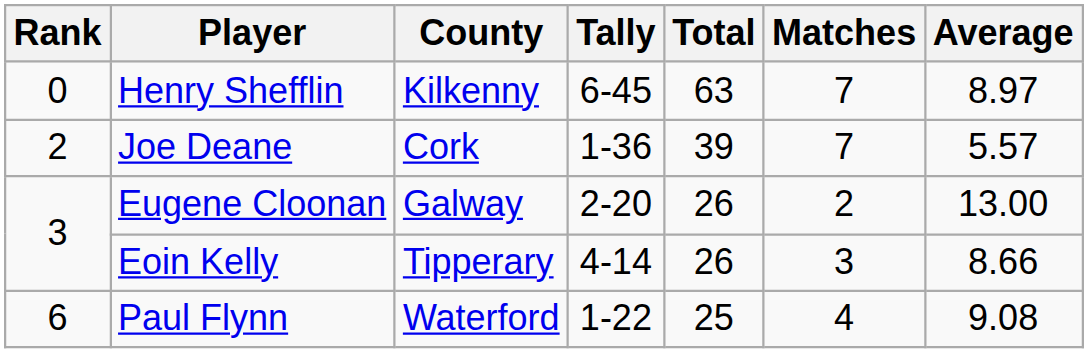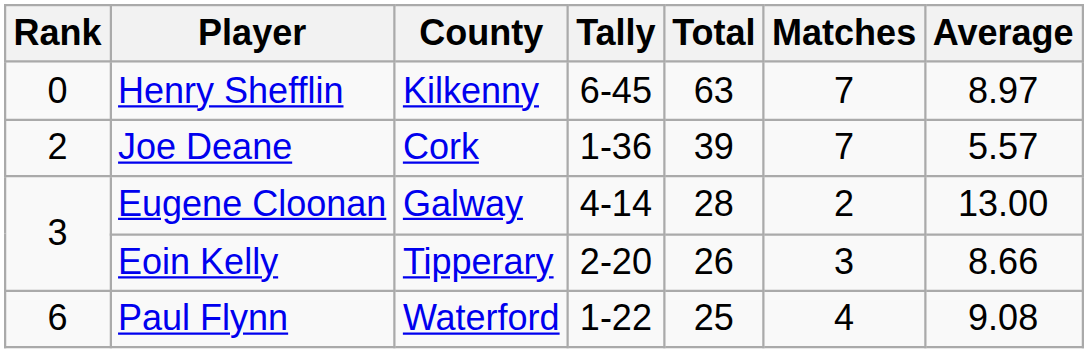(616, 204) 2-20 -> (616, 204) 4-14
(714, 204) 26 -> (714, 204) 28
(616, 261) 4-14 -> (616, 261) 2-20
